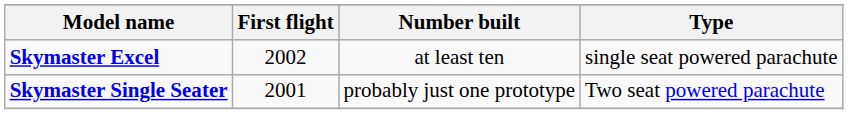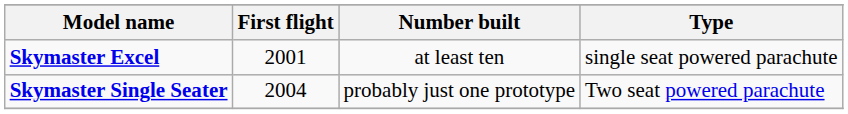(286, 56) 2002 -> (286, 56) 2001
(286, 91) 2001 -> (286, 91) 2004
